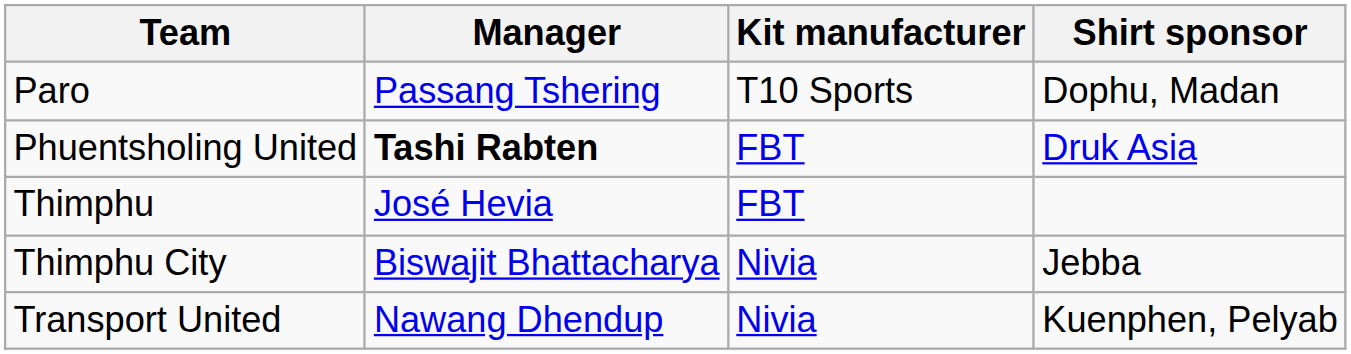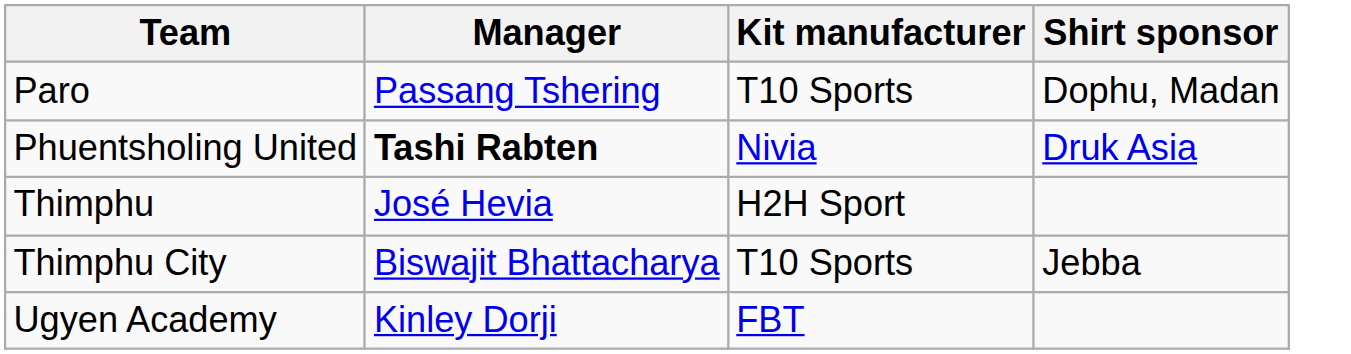(770, 147) FBT -> (776, 147) Nivia
(770, 205) FBT -> (821, 205) H2H Sport
(776, 262) Nivia -> (825, 262) T10 Sports
- row: (147, 319)
+ row: (145, 319)
